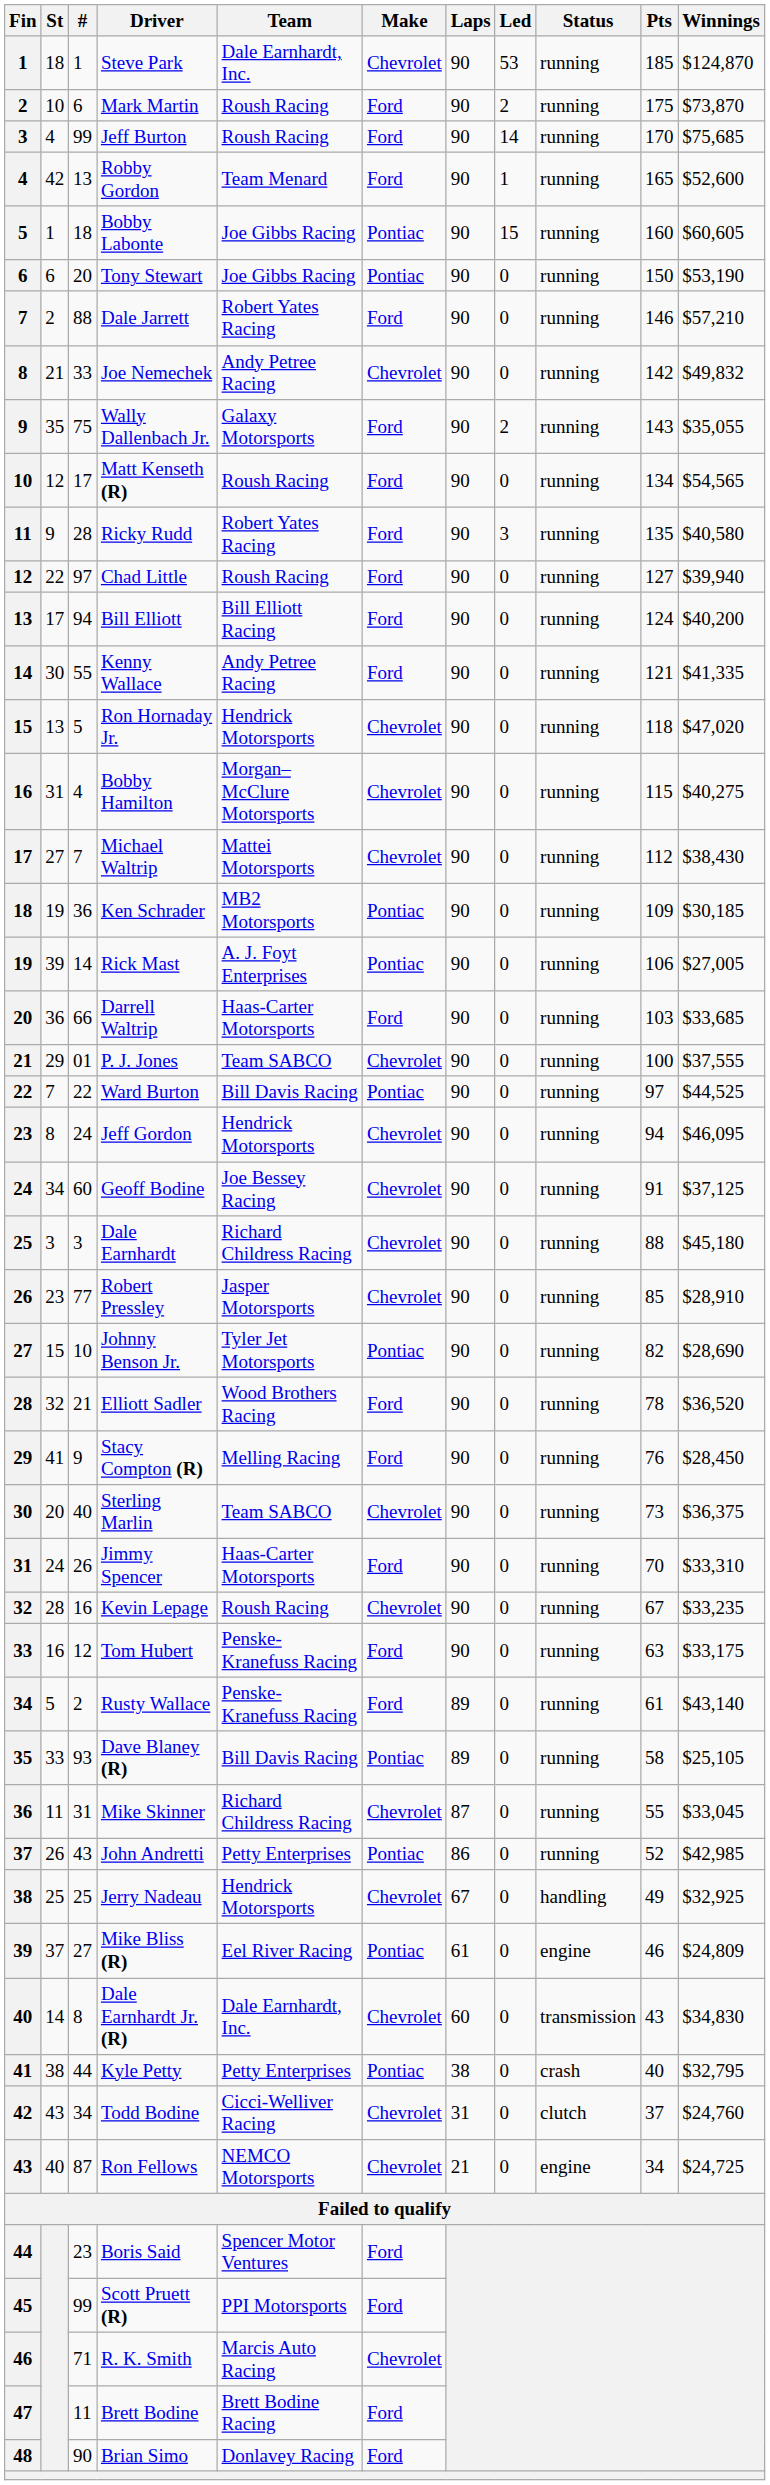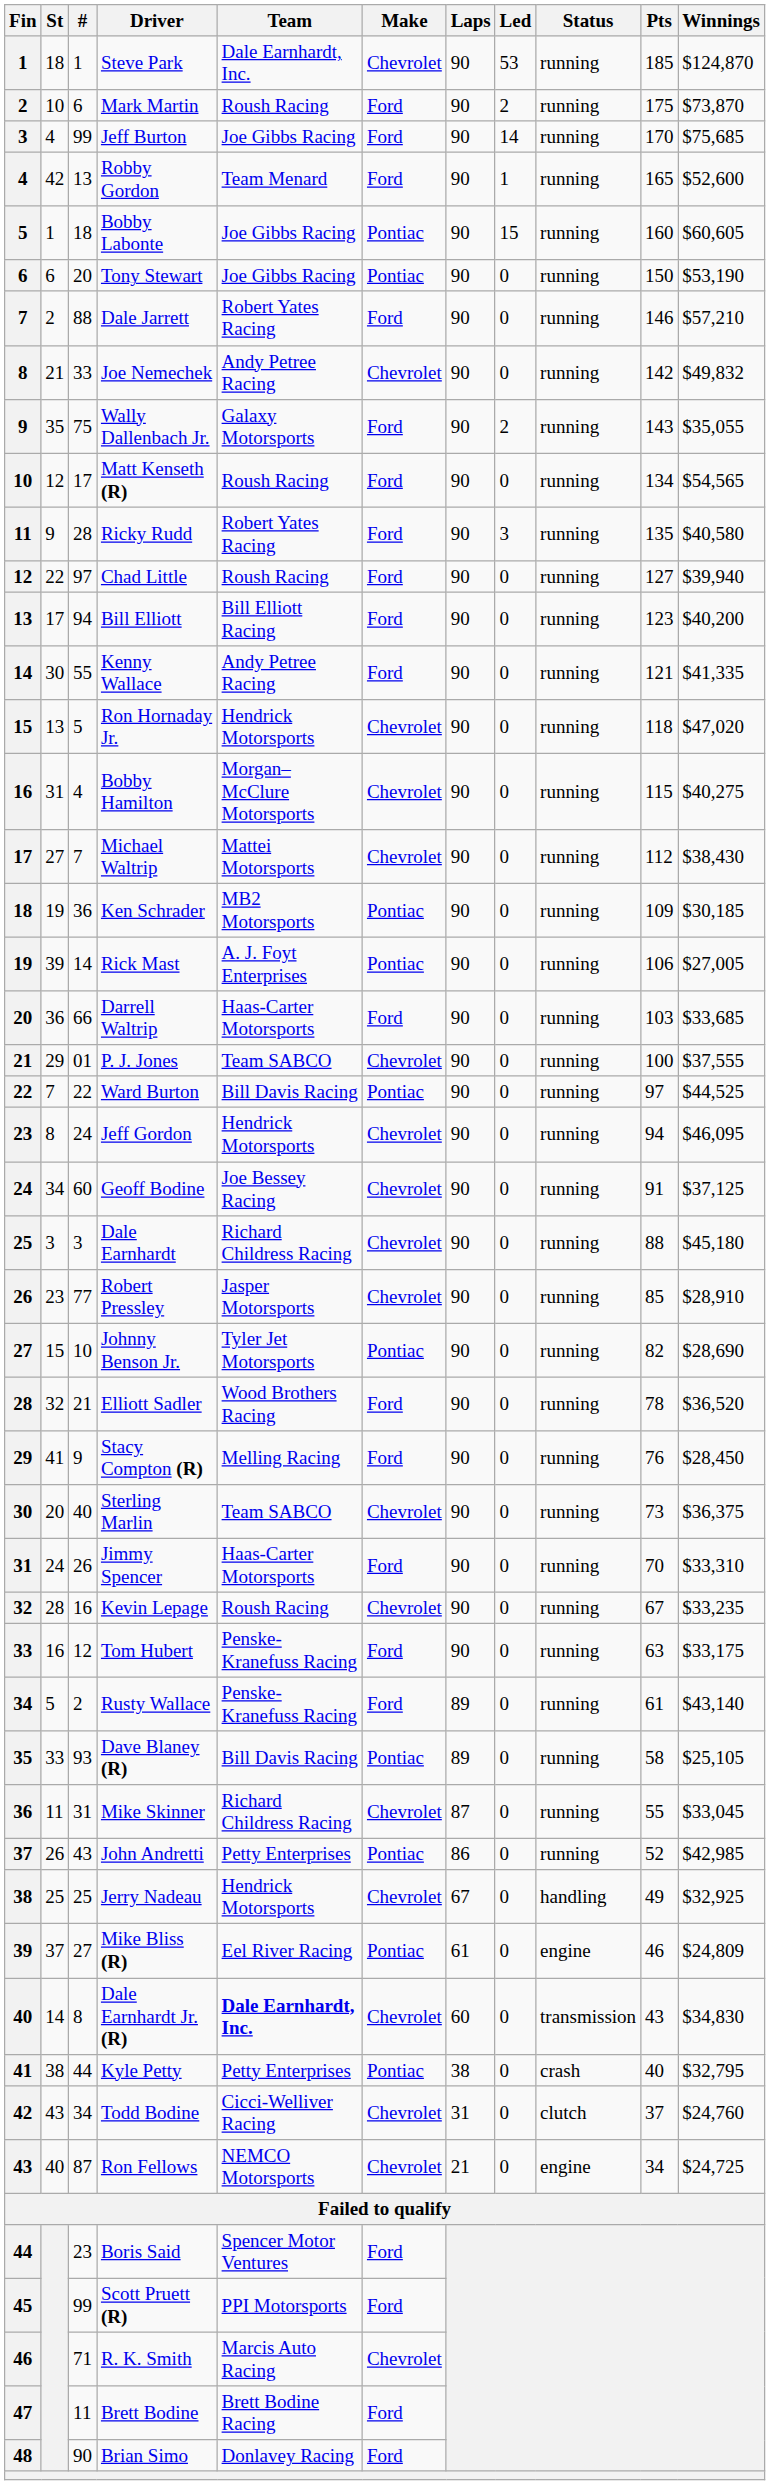(275, 136) Roush Racing -> (289, 136) Joe Gibbs Racing
(659, 618) 124 -> (659, 618) 123
(282, 2015) normal -> (288, 2015) bold
